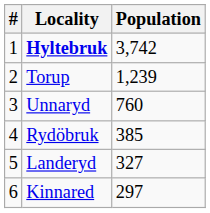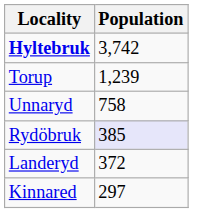- column: (13, 18)
(129, 105) 760 -> (112, 105) 758
(129, 134) no background -> (112, 134) lavender background
(129, 163) 327 -> (112, 163) 372
